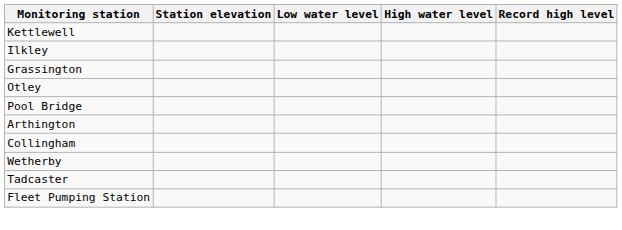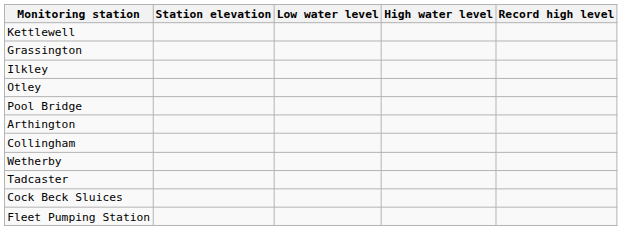rows swapped: (45, 69) <-> (28, 51)
+ row: (65, 198)
